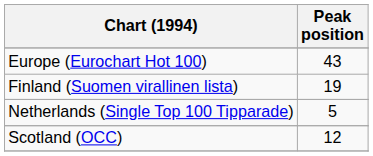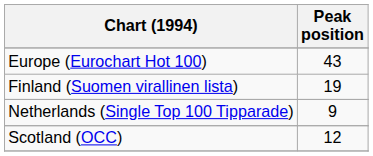(332, 112) 5 -> (332, 112) 9
